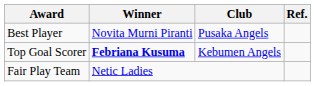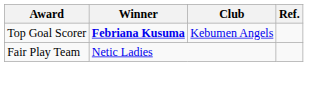- row: (35, 33)
